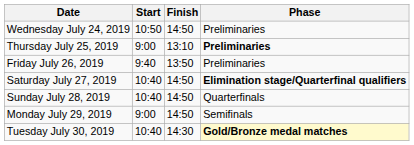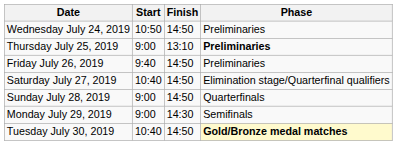(180, 64) 13:50 -> (180, 64) 14:50
(305, 81) bold -> (296, 81) normal
(148, 98) 10:40 -> (145, 98) 9:00
(180, 115) 14:50 -> (180, 115) 14:30
(180, 132) 14:30 -> (180, 132) 14:50
